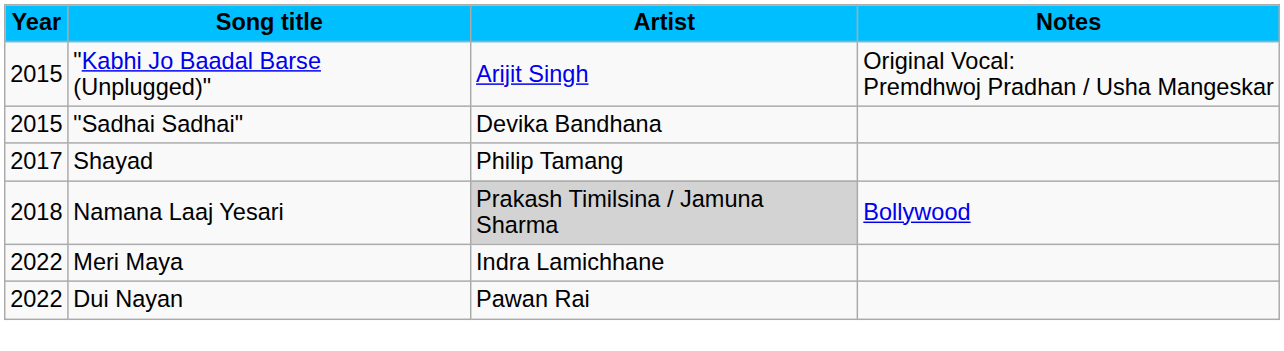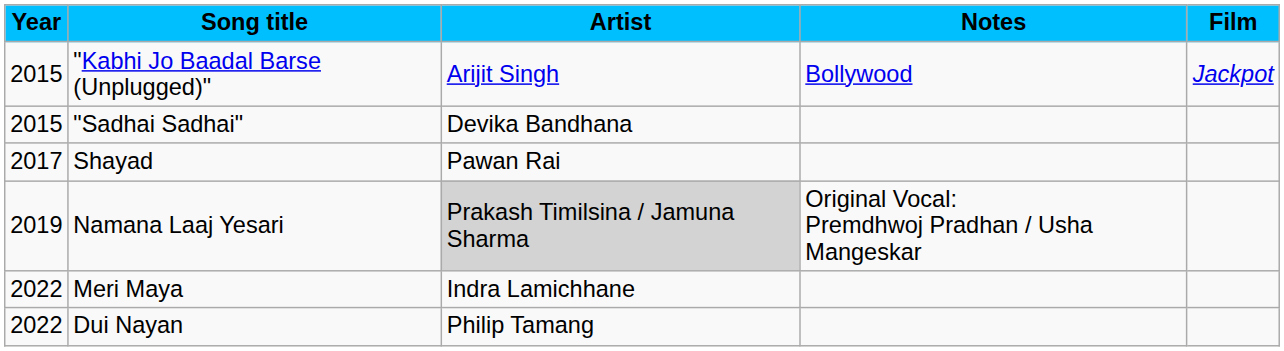+ column: (1233, 23)
(1069, 73) Original Vocal: Premdhwoj Pradhan / Usha Mangeskar -> (859, 73) Bollywood
(550, 161) Philip Tamang -> (504, 161) Pawan Rai
(36, 212) 2018 -> (36, 225) 2019
(917, 212) Bollywood -> (949, 225) Original Vocal: Premdhwoj Pradhan / Usha Mangeskar
(533, 299) Pawan Rai -> (520, 326) Philip Tamang
